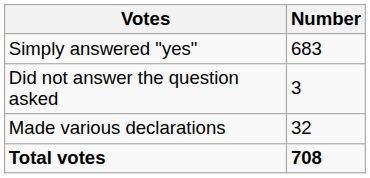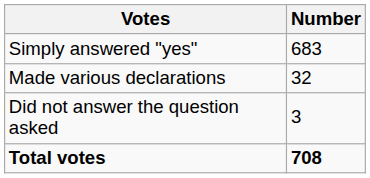rows swapped: (117, 128) <-> (124, 88)
